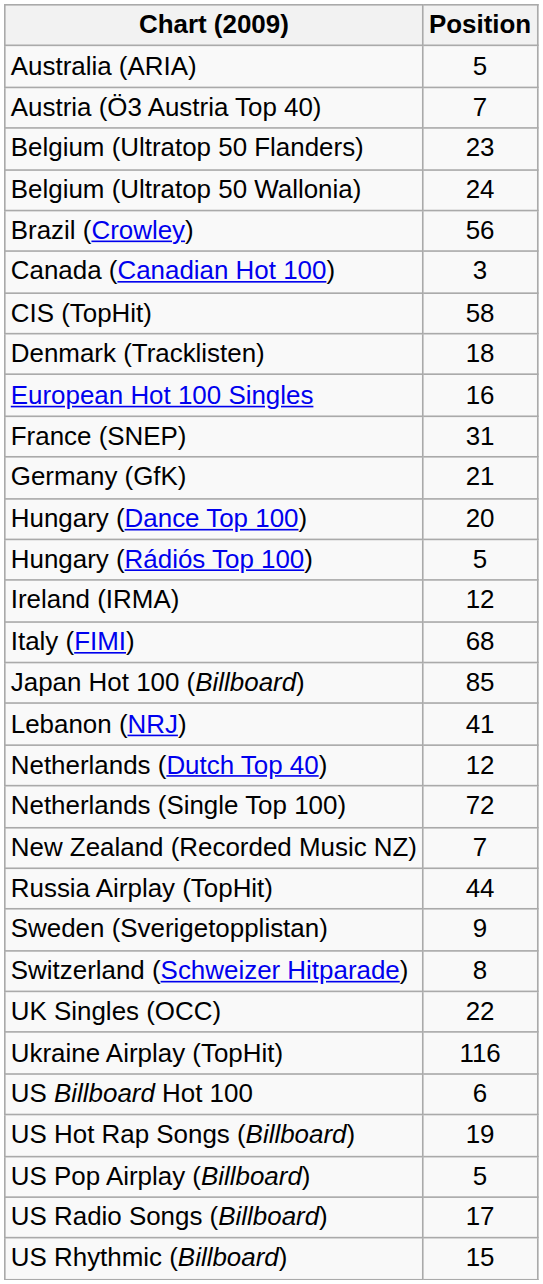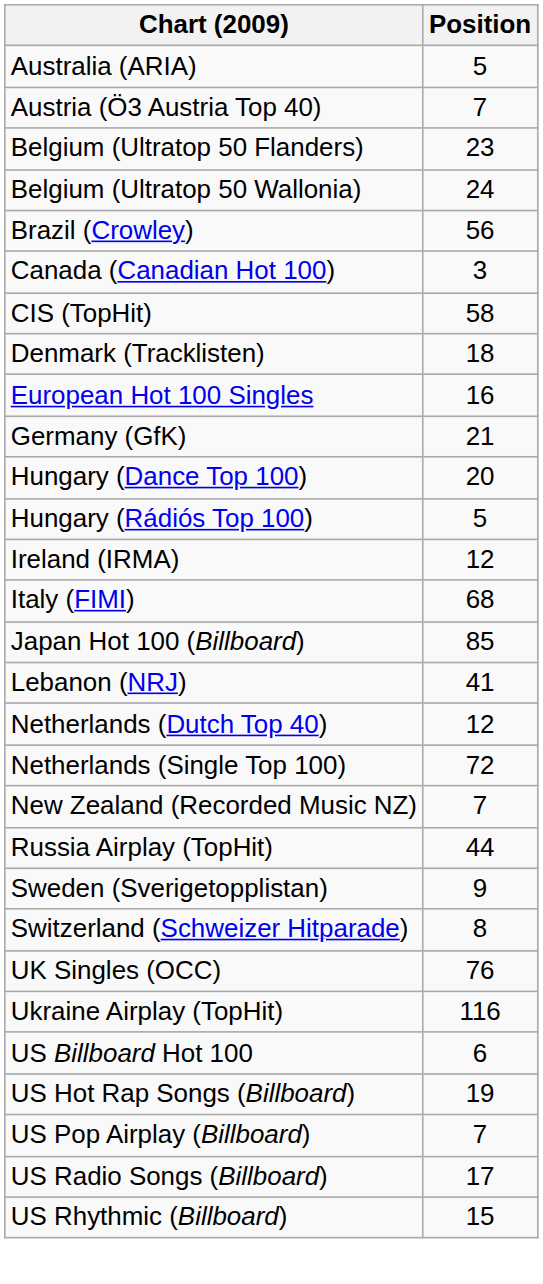- row: (99, 436)
(480, 1011) 22 -> (480, 970) 76
(480, 1176) 5 -> (480, 1134) 7
